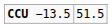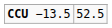(90, 14) 51.5 -> (90, 14) 52.5
